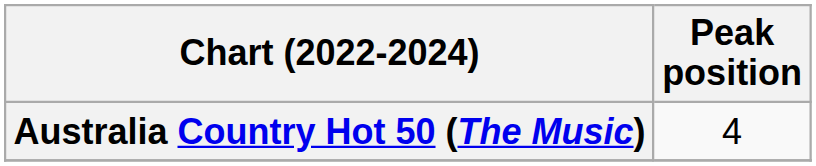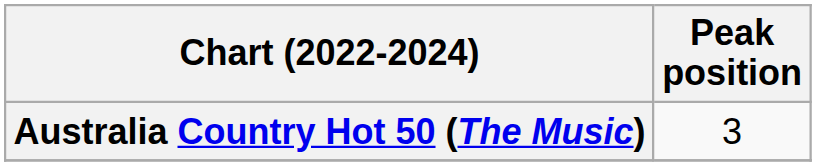(732, 130) 4 -> (732, 130) 3
